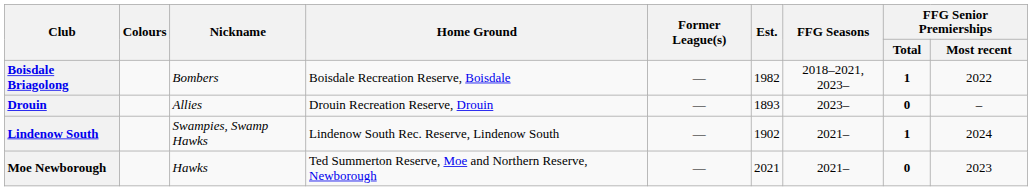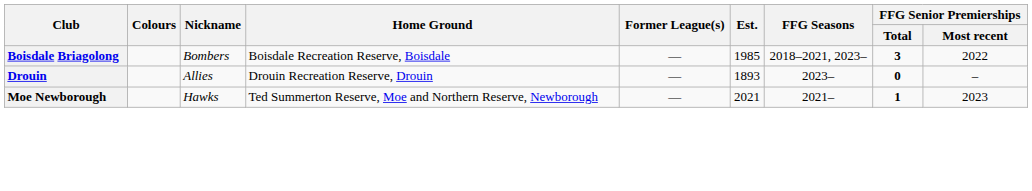(767, 77) 1982 -> (747, 55) 1985
(907, 77) 1 -> (897, 55) 3
- row: (53, 133)
(907, 168) 0 -> (897, 96) 1
